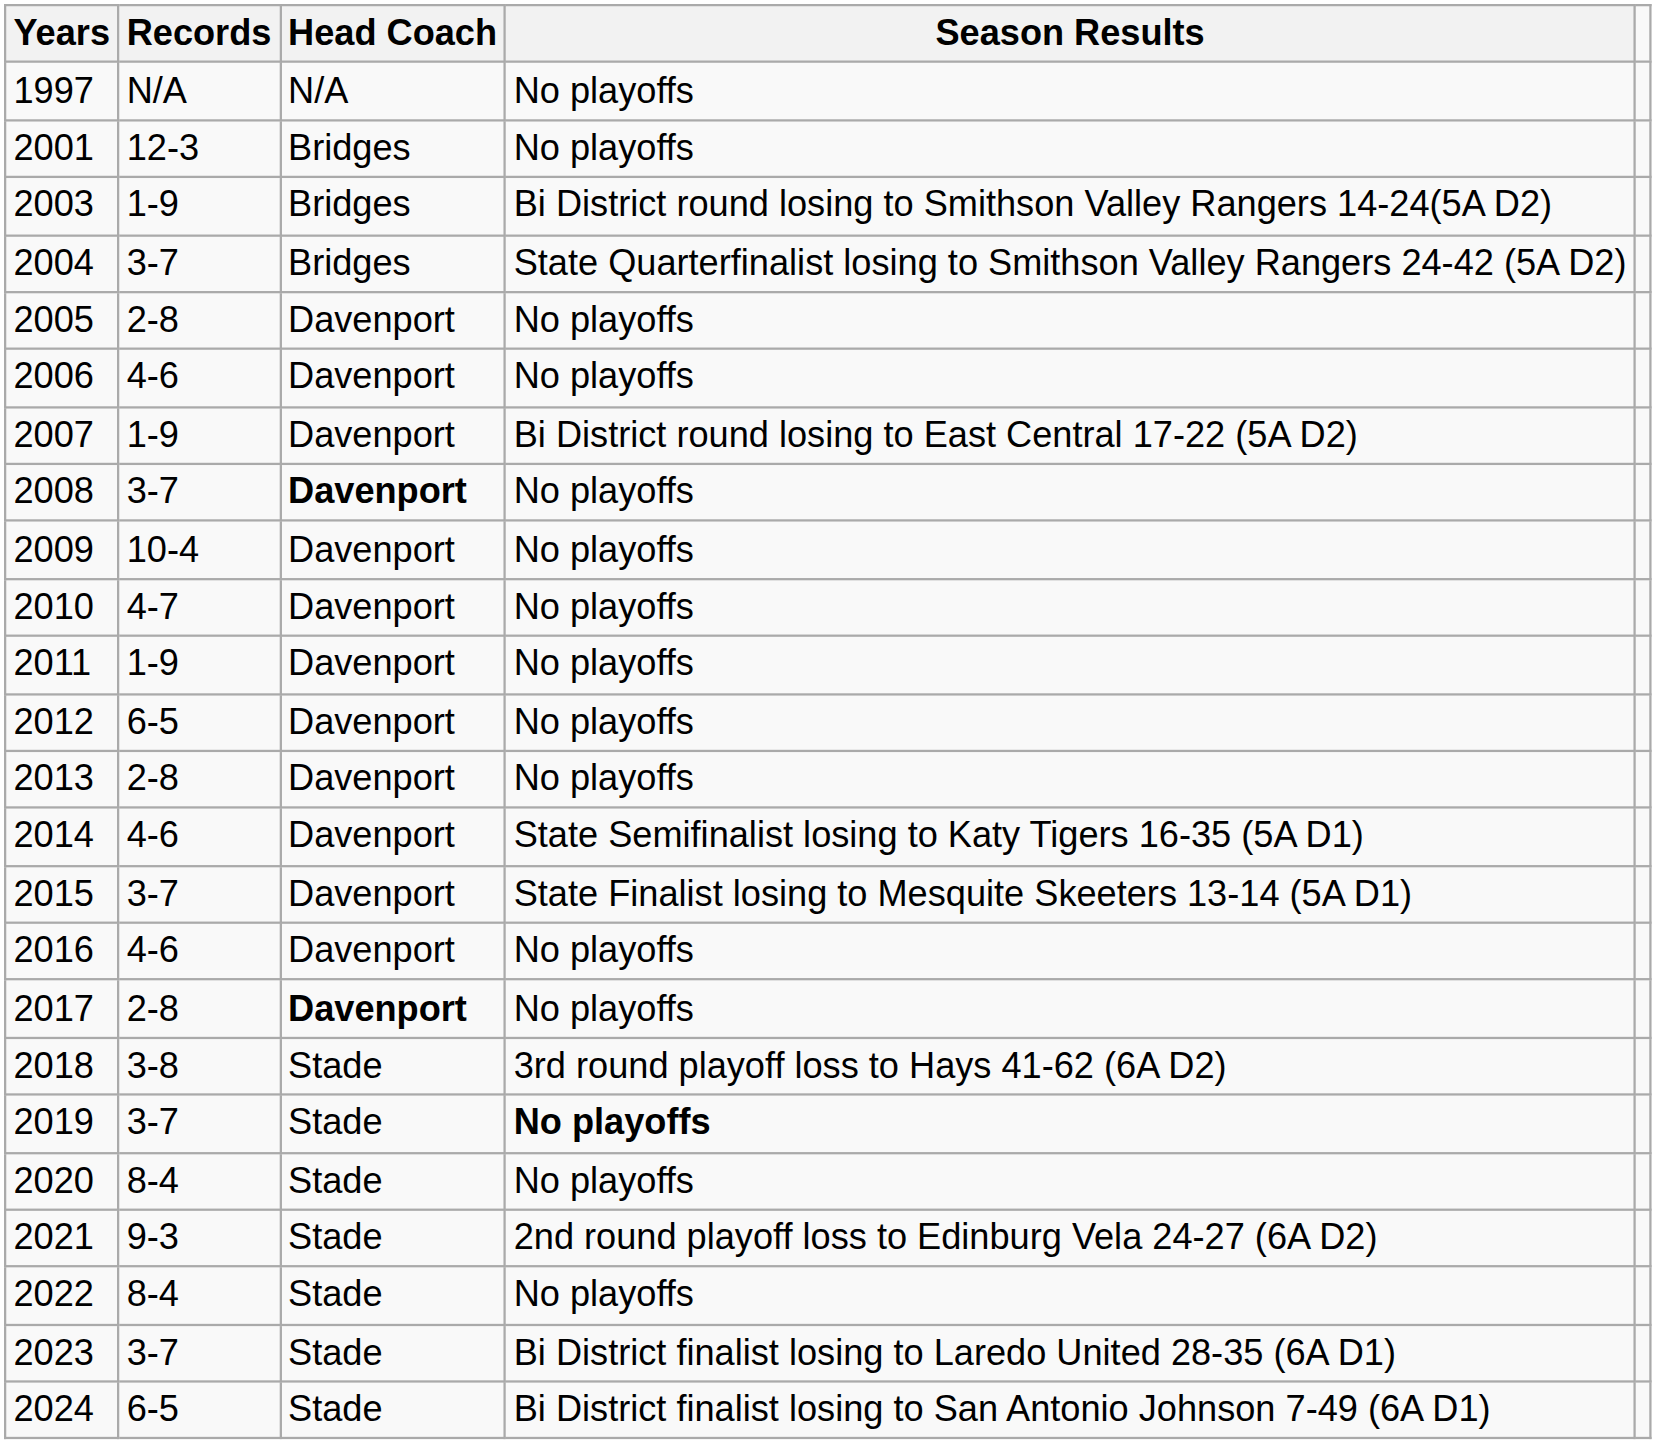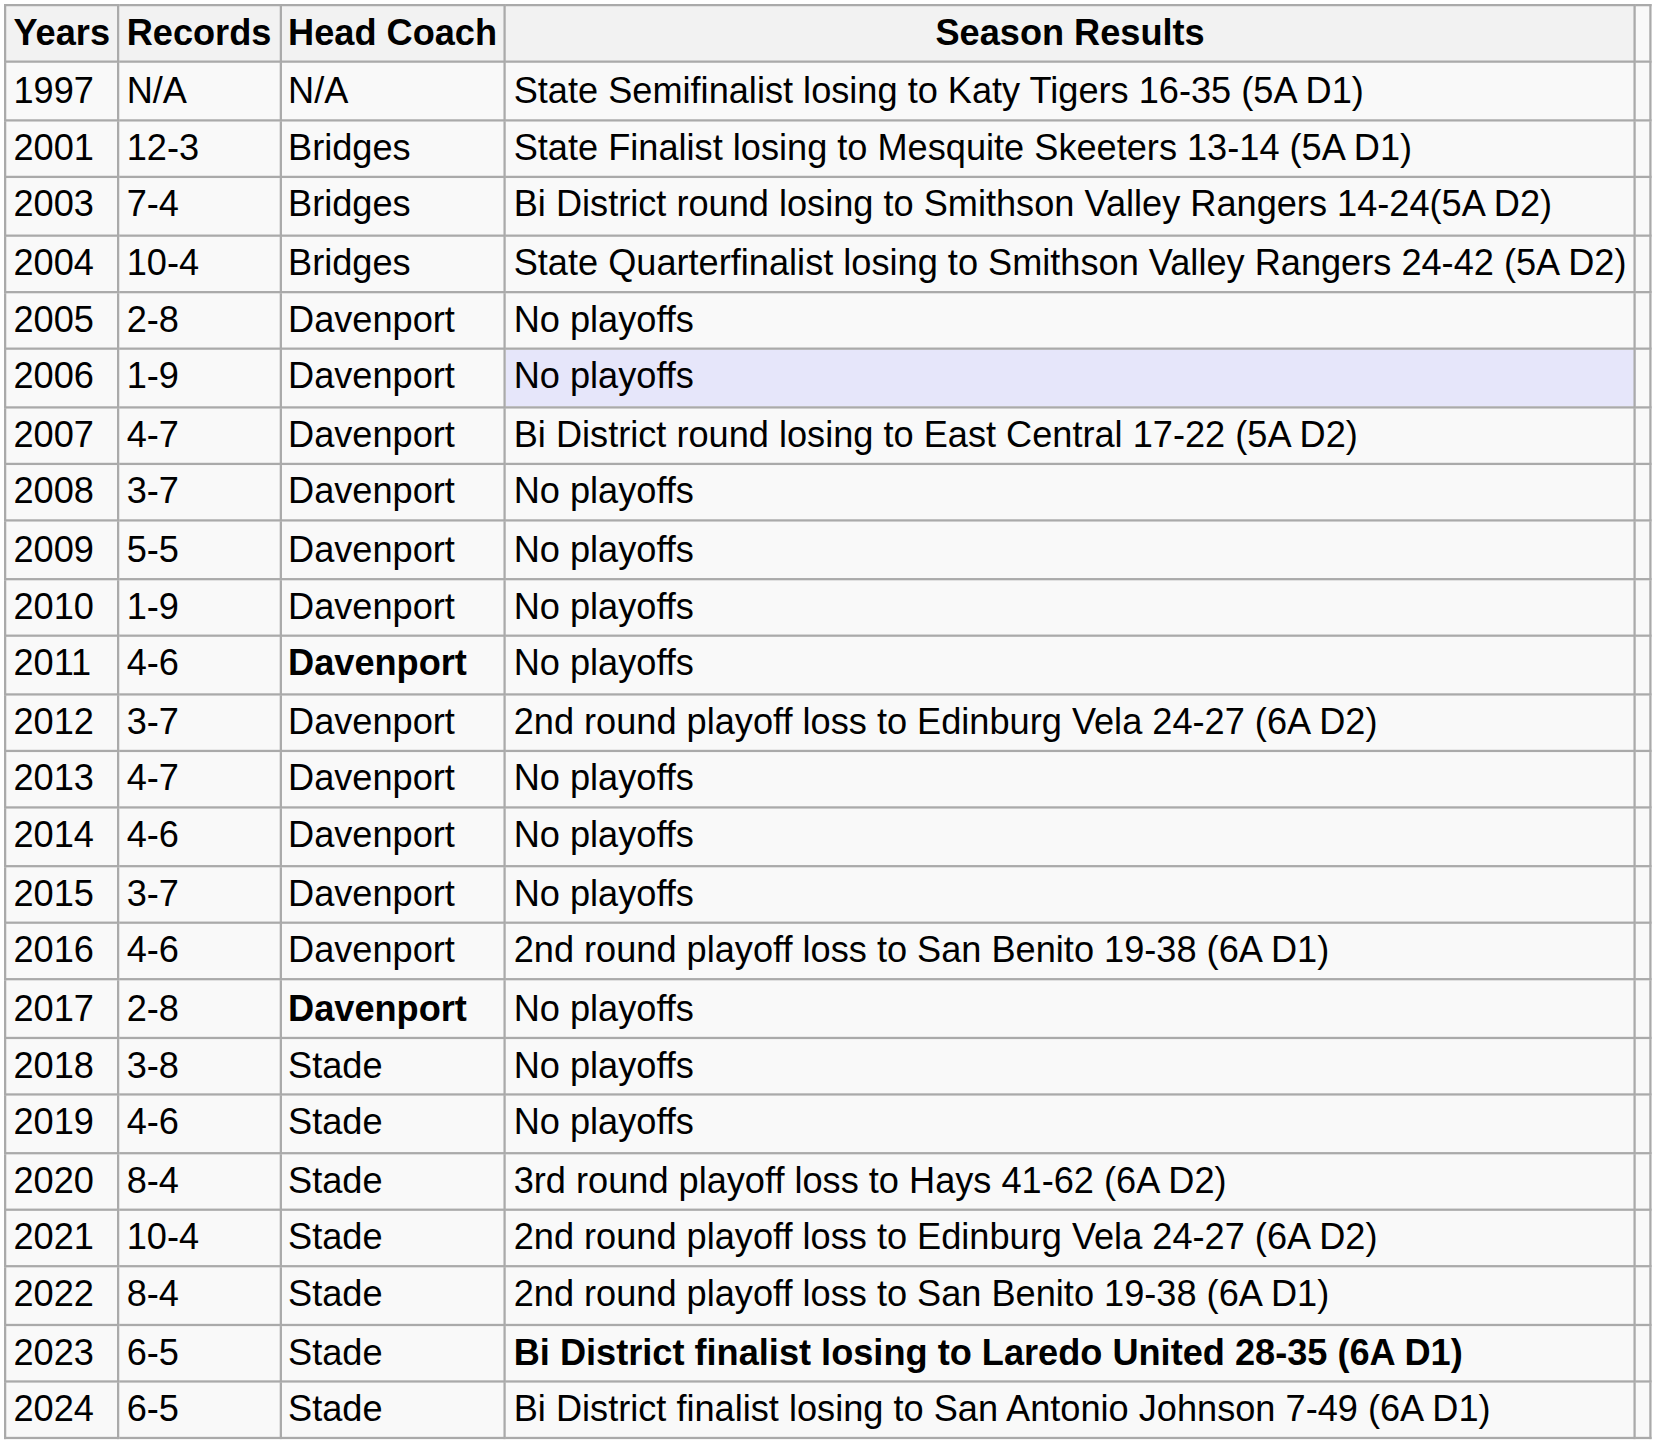(604, 90) No playoffs -> (939, 90) State Semifinalist losing to Katy Tigers 16-35 (5A D1)
(604, 147) No playoffs -> (963, 147) State Finalist losing to Mesquite Skeeters 13-14 (5A D1)
(153, 205) 1-9 -> (153, 205) 7-4
(153, 262) 3-7 -> (163, 262) 10-4
(153, 377) 4-6 -> (153, 377) 1-9
(604, 377) no background -> (604, 377) lavender background
(153, 434) 1-9 -> (153, 434) 4-7
(377, 491) bold -> (371, 491) normal
(163, 549) 10-4 -> (153, 549) 5-5
(153, 606) 4-7 -> (153, 606) 1-9
(153, 663) 1-9 -> (153, 663) 4-6
(371, 663) normal -> (377, 663) bold
(153, 721) 6-5 -> (153, 721) 3-7
(604, 721) No playoffs -> (946, 721) 2nd round playoff loss to Edinburg Vela 24-27 (6A D2)
(153, 778) 2-8 -> (153, 778) 4-7
(939, 836) State Semifinalist losing to Katy Tigers 16-35 (5A D1) -> (604, 836) No playoffs
(963, 893) State Finalist losing to Mesquite Skeeters 13-14 (5A D1) -> (604, 893) No playoffs
(604, 950) No playoffs -> (921, 950) 2nd round playoff loss to San Benito 19-38 (6A D1)
(870, 1065) 3rd round playoff loss to Hays 41-62 (6A D2) -> (604, 1065) No playoffs
(153, 1122) 3-7 -> (153, 1122) 4-6
(612, 1122) bold -> (604, 1122) normal
(604, 1180) No playoffs -> (870, 1180) 3rd round playoff loss to Hays 41-62 (6A D2)
(153, 1237) 9-3 -> (163, 1237) 10-4
(604, 1294) No playoffs -> (921, 1294) 2nd round playoff loss to San Benito 19-38 (6A D1)
(153, 1352) 3-7 -> (153, 1352) 6-5
(955, 1352) normal -> (988, 1352) bold
